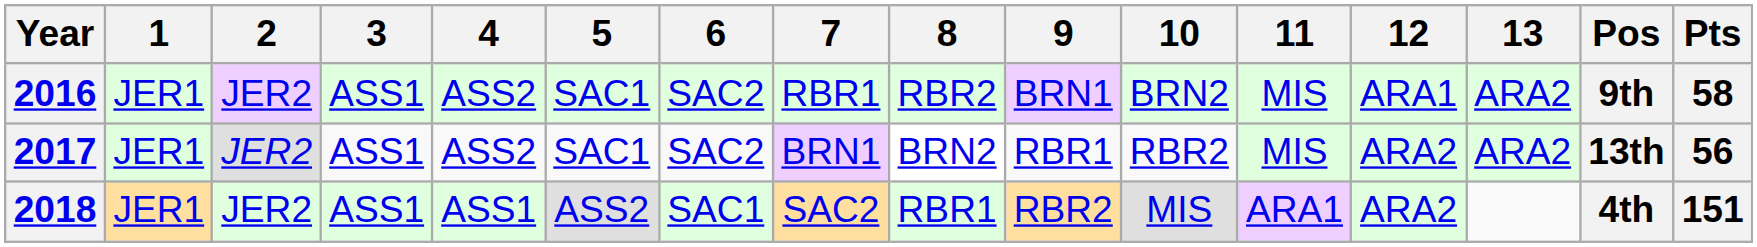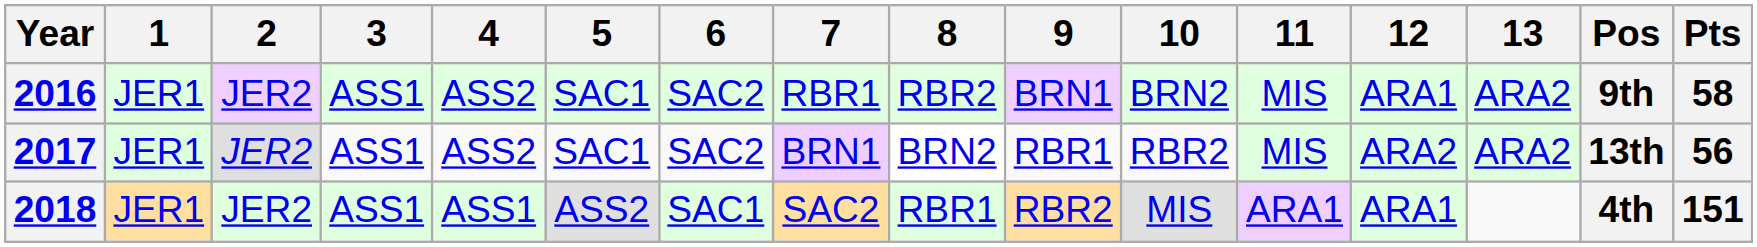(1409, 210) ARA2 -> (1409, 210) ARA1
